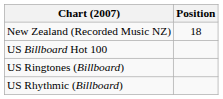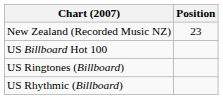(196, 31) 18 -> (196, 31) 23
